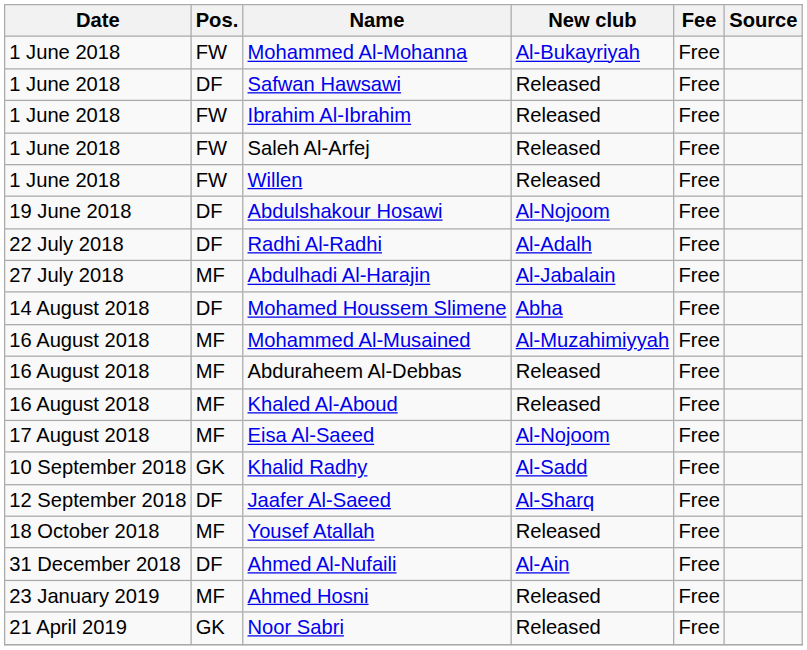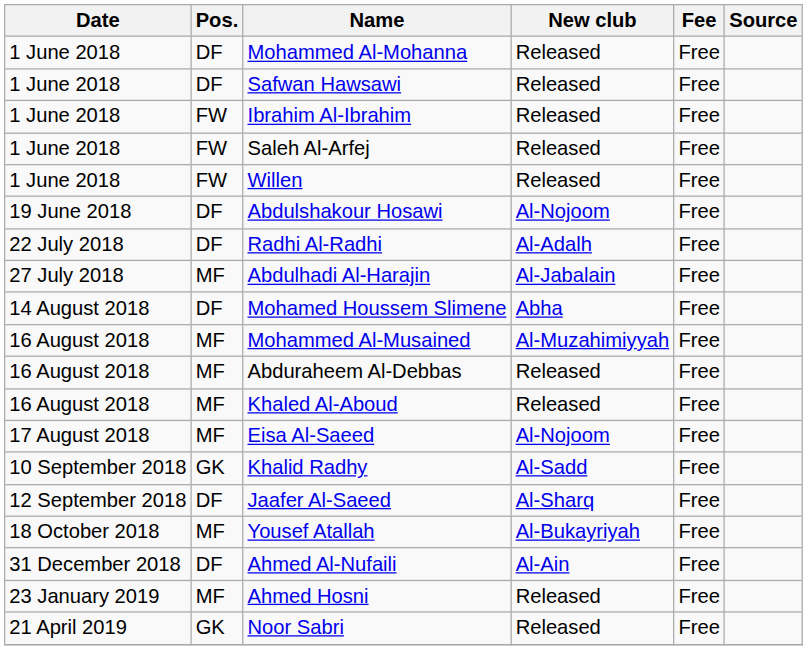(211, 52) FW -> (209, 52) DF
(578, 52) Al-Bukayriyah -> (558, 52) Released
(558, 532) Released -> (578, 532) Al-Bukayriyah
